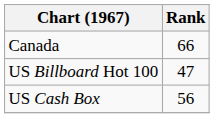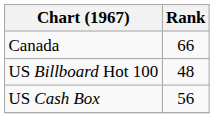(186, 71) 47 -> (186, 71) 48
